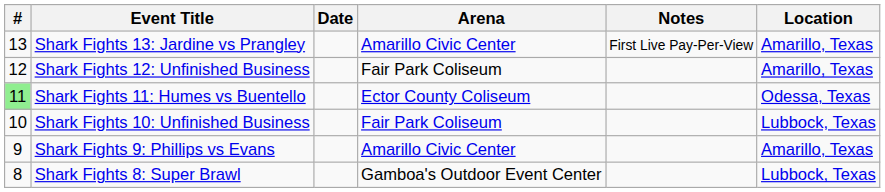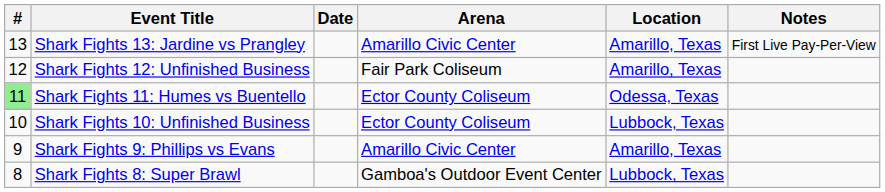columns swapped: (818, 18) <-> (681, 18)
(431, 123) Fair Park Coliseum -> (446, 123) Ector County Coliseum
